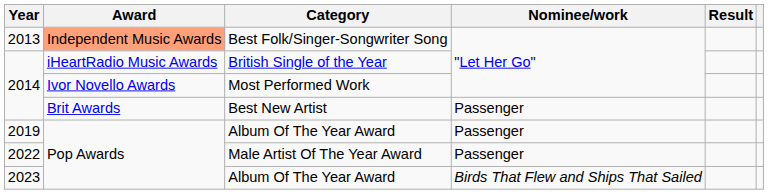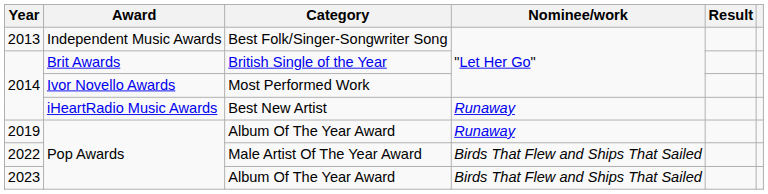(134, 39) lightsalmon background -> (134, 39) no background
(132, 62) iHeartRadio Music Awards -> (84, 62) Brit Awards
(84, 108) Brit Awards -> (132, 108) iHeartRadio Music Awards
(489, 108) Passenger -> (485, 108) Runaway
(489, 131) Passenger -> (485, 131) Runaway
(489, 154) Passenger -> (578, 154) Birds That Flew and Ships That Sailed
